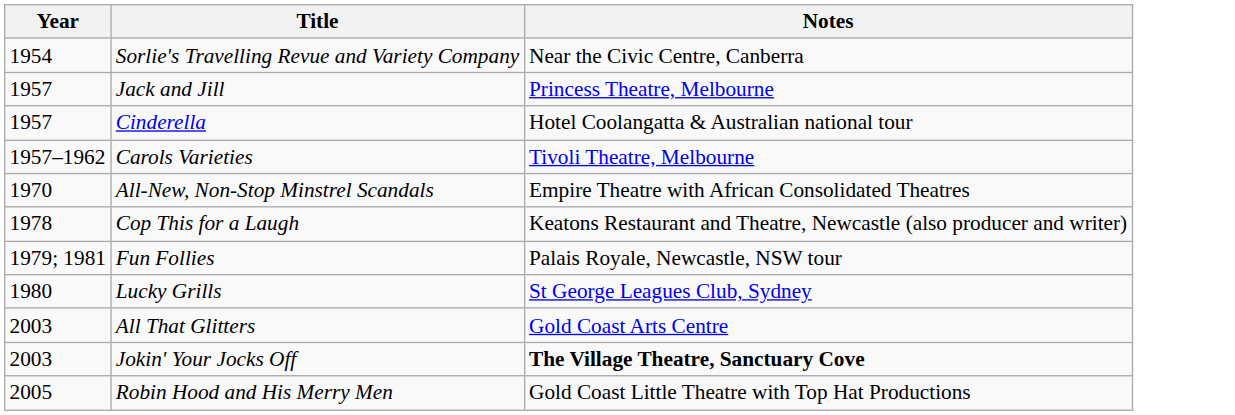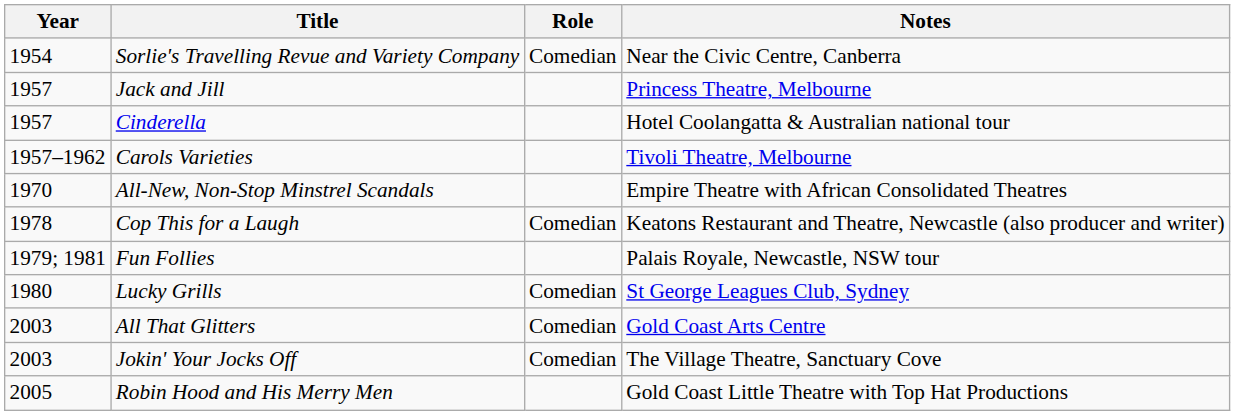+ column: (573, 21)
(697, 358) bold -> (784, 358) normal
